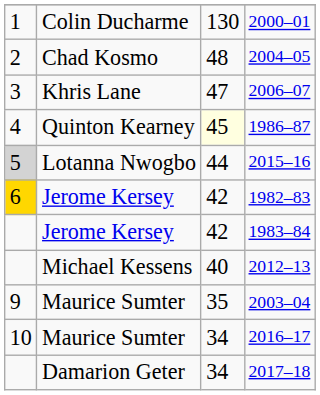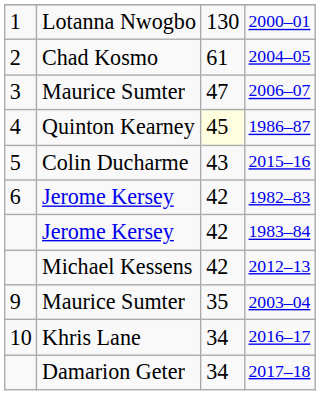(115, 22) Colin Ducharme -> (119, 22) Lotanna Nwogbo
(217, 57) 48 -> (217, 57) 61
(91, 92) Khris Lane -> (113, 92) Maurice Sumter
(15, 162) lightgrey background -> (15, 162) no background
(119, 162) Lotanna Nwogbo -> (115, 162) Colin Ducharme
(217, 162) 44 -> (217, 162) 43
(15, 197) gold background -> (15, 197) no background
(217, 267) 40 -> (217, 267) 42
(113, 337) Maurice Sumter -> (91, 337) Khris Lane
